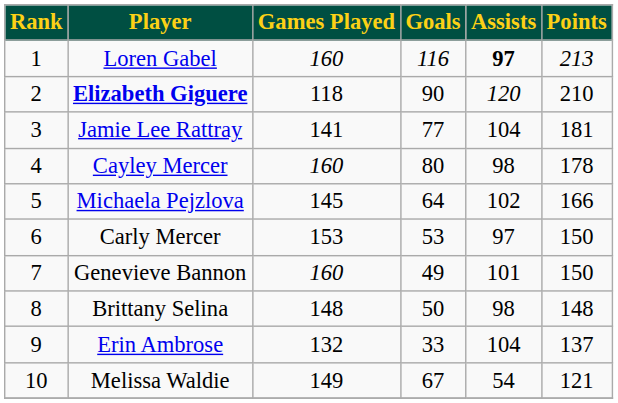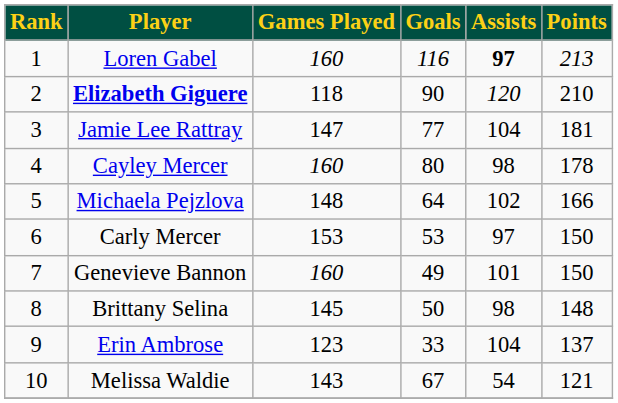(326, 129) 141 -> (326, 129) 147
(326, 201) 145 -> (326, 201) 148
(326, 308) 148 -> (326, 308) 145
(326, 344) 132 -> (326, 344) 123
(326, 380) 149 -> (326, 380) 143
